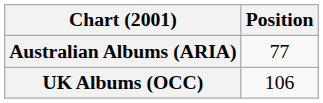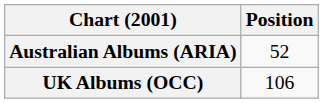(280, 51) 77 -> (280, 51) 52
